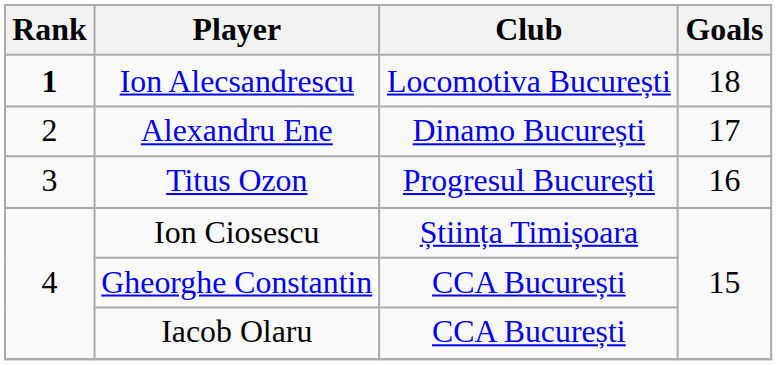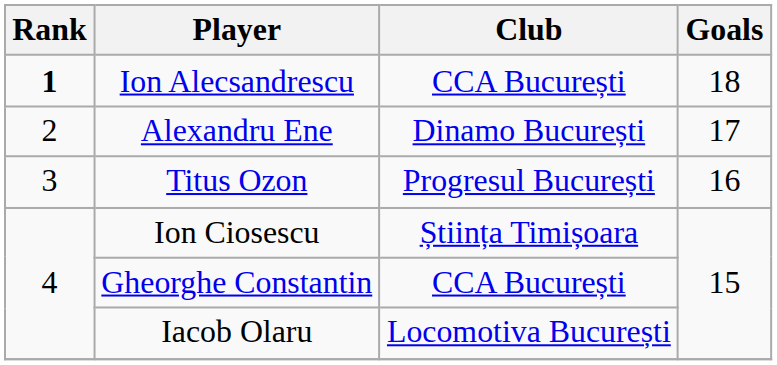(529, 80) Locomotiva București -> (529, 80) CCA București
(529, 332) CCA București -> (529, 332) Locomotiva București
